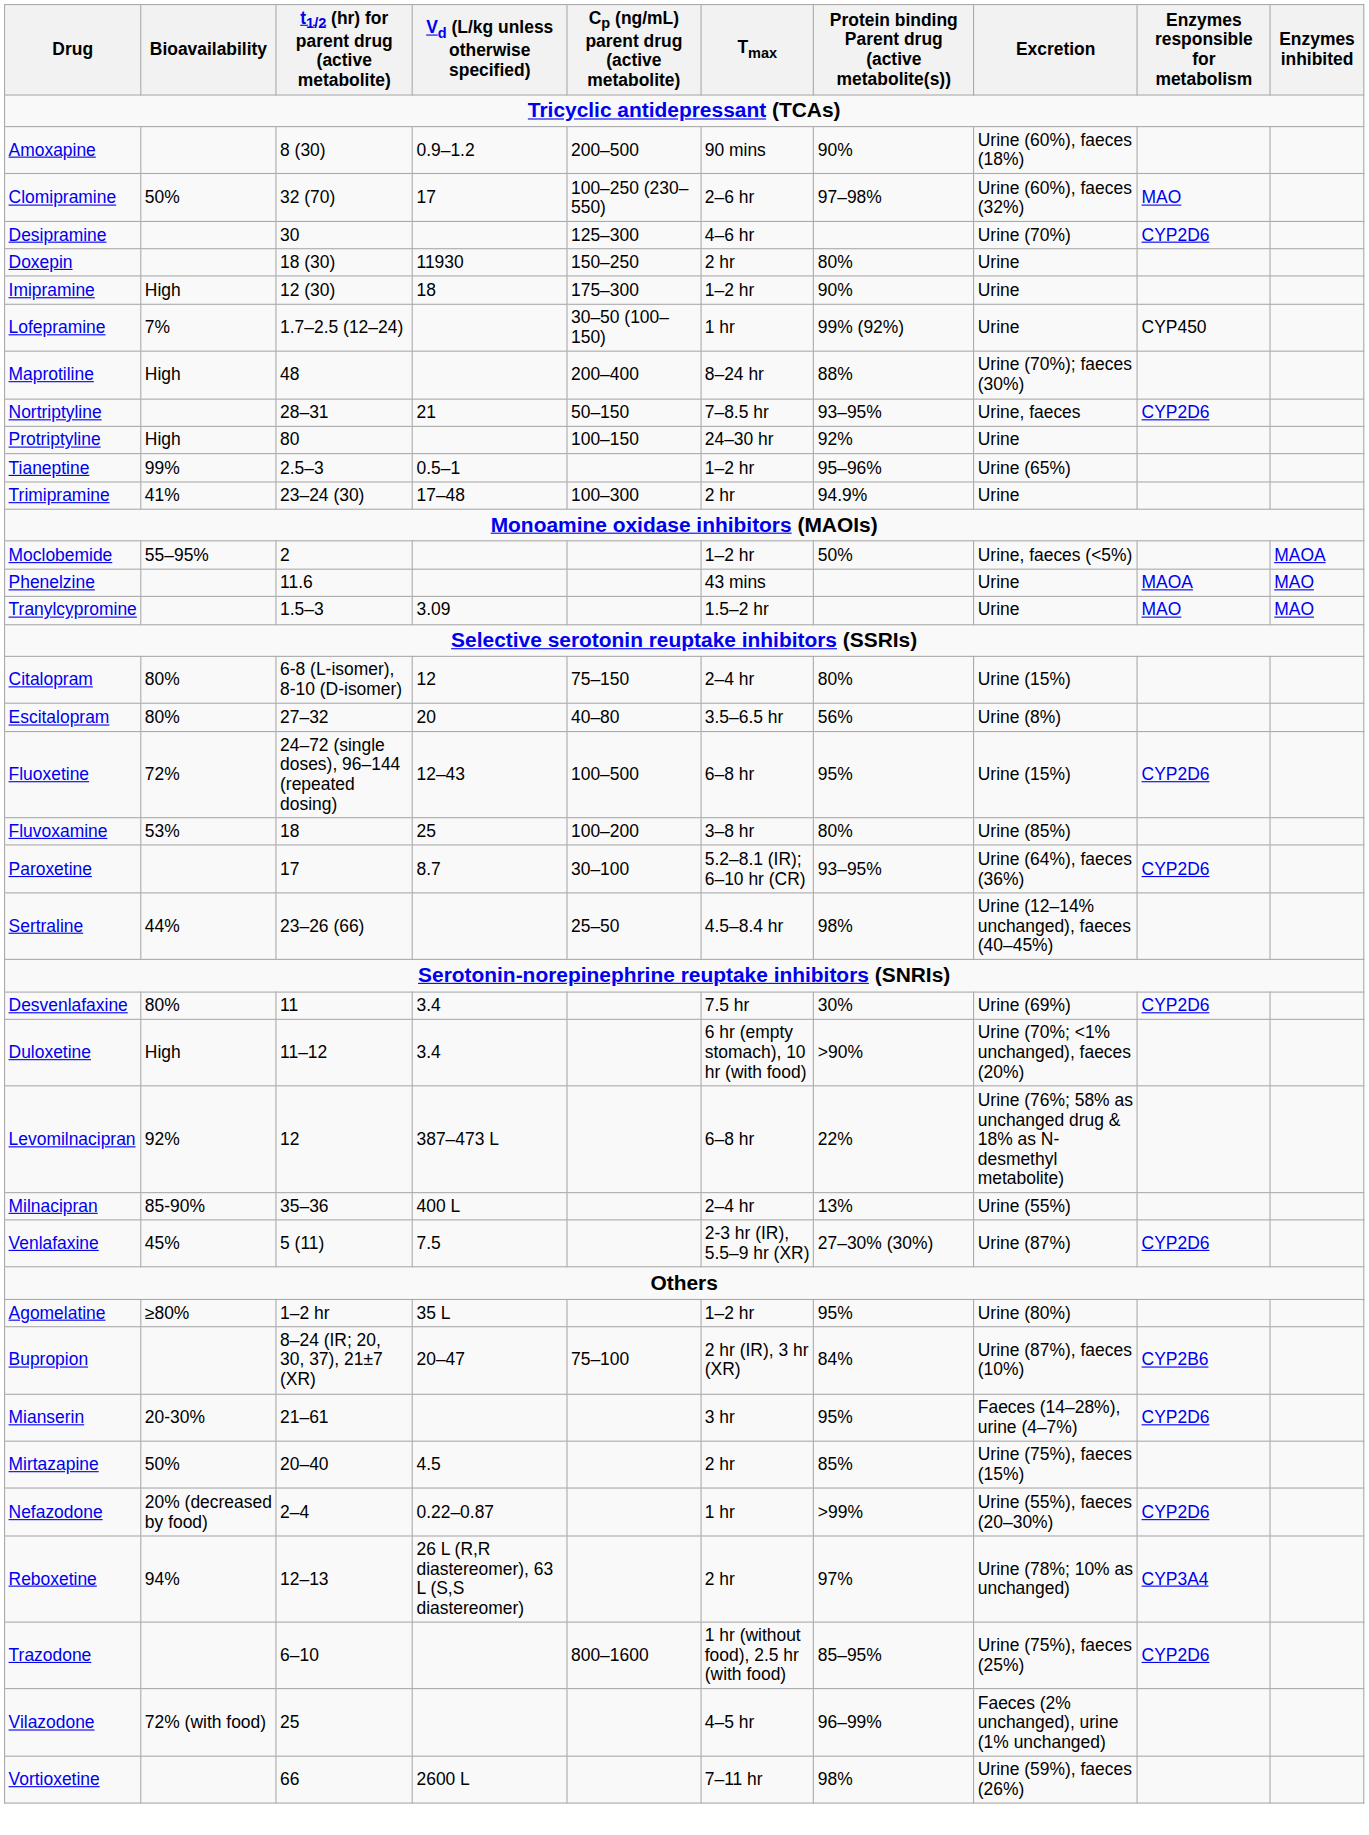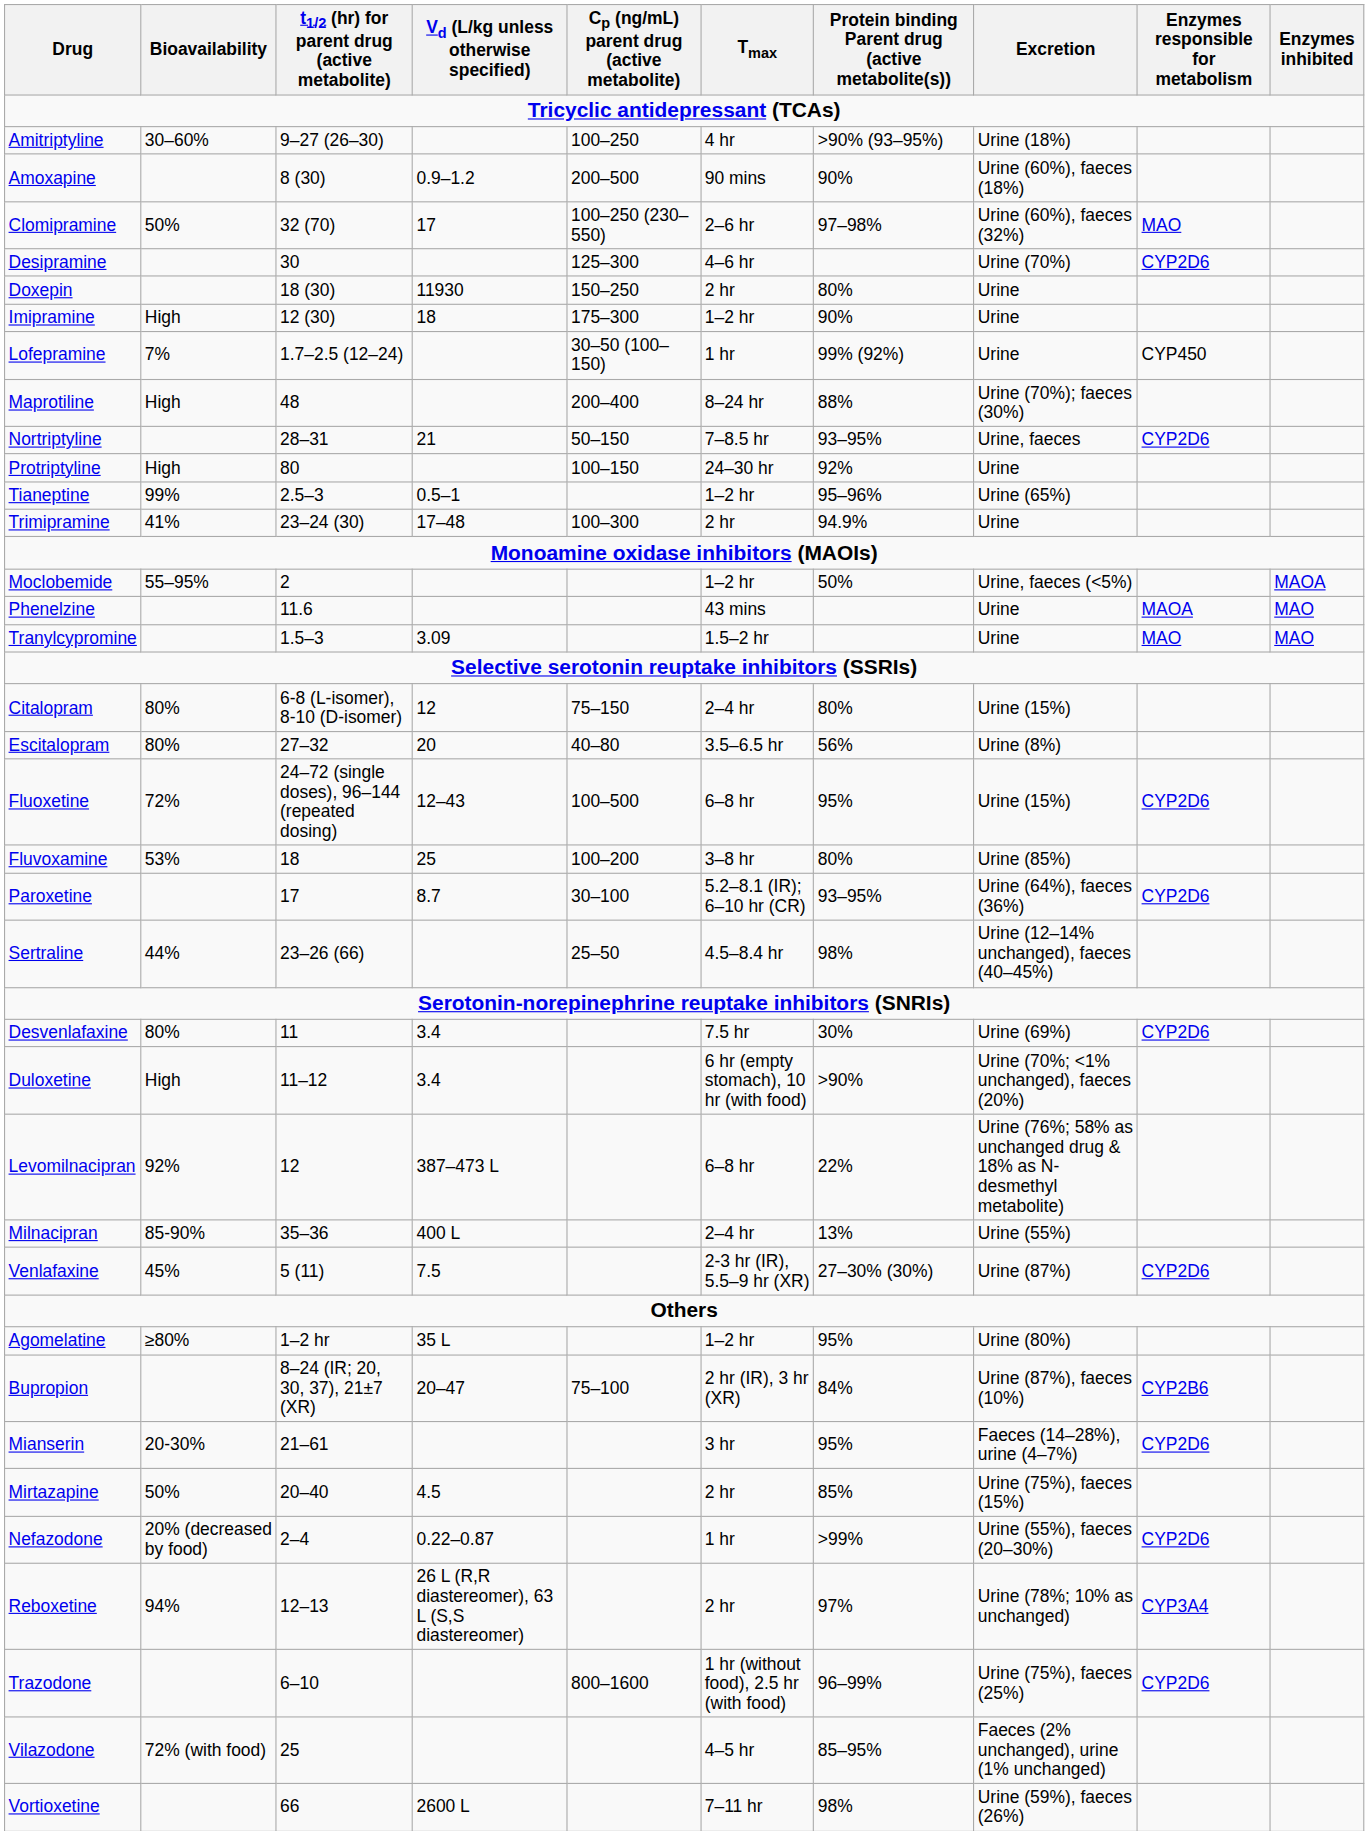+ row: (56, 140)
(850, 1655) 85–95% -> (850, 1683) 96–99%
(850, 1722) 96–99% -> (850, 1750) 85–95%
